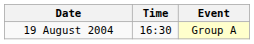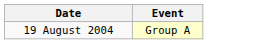- column: (156, 13)
